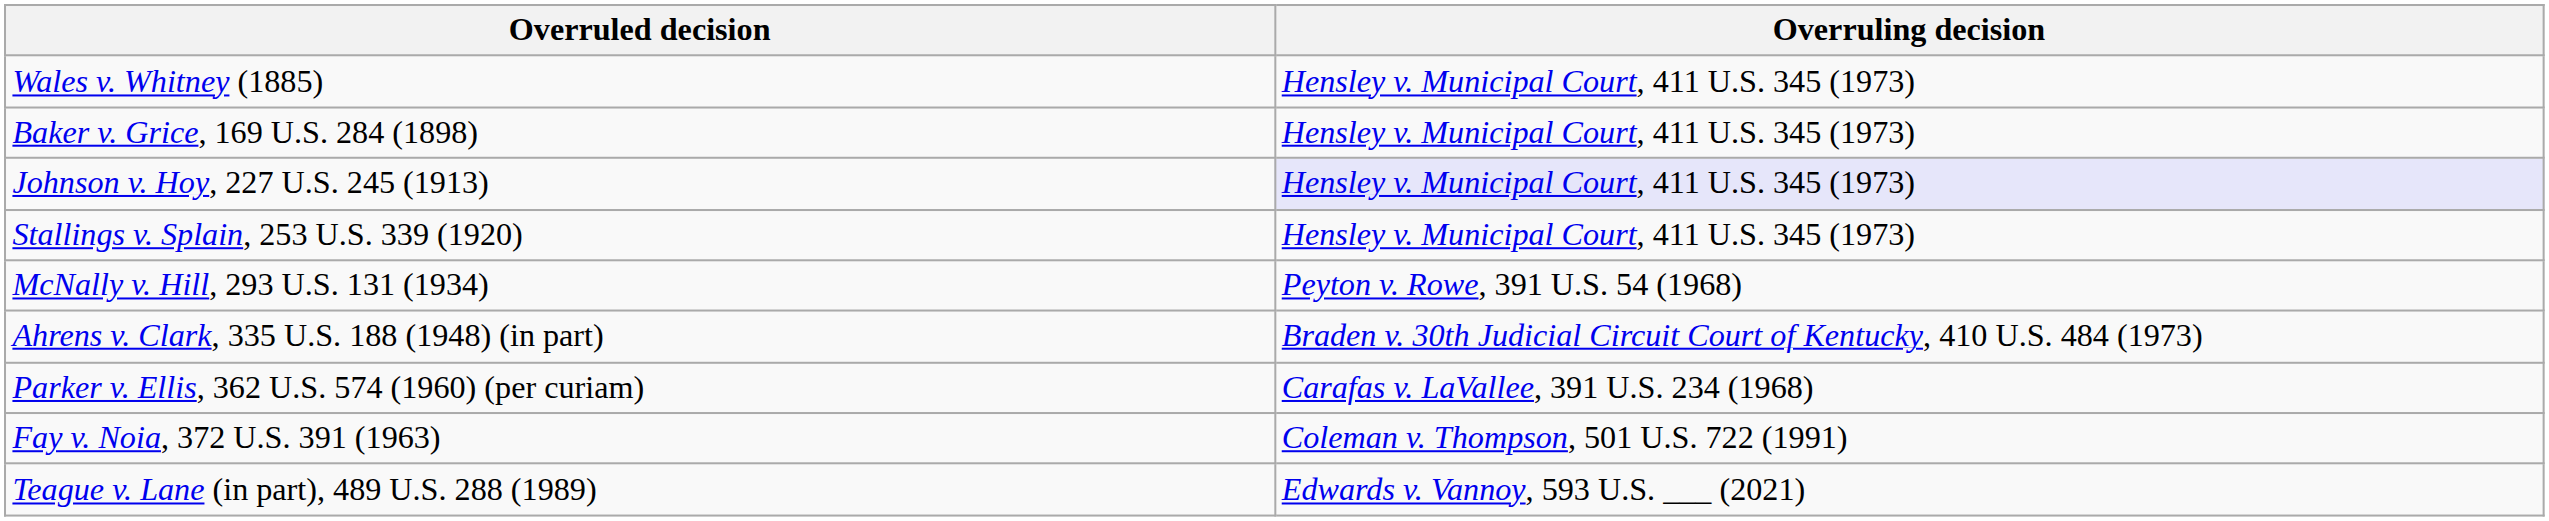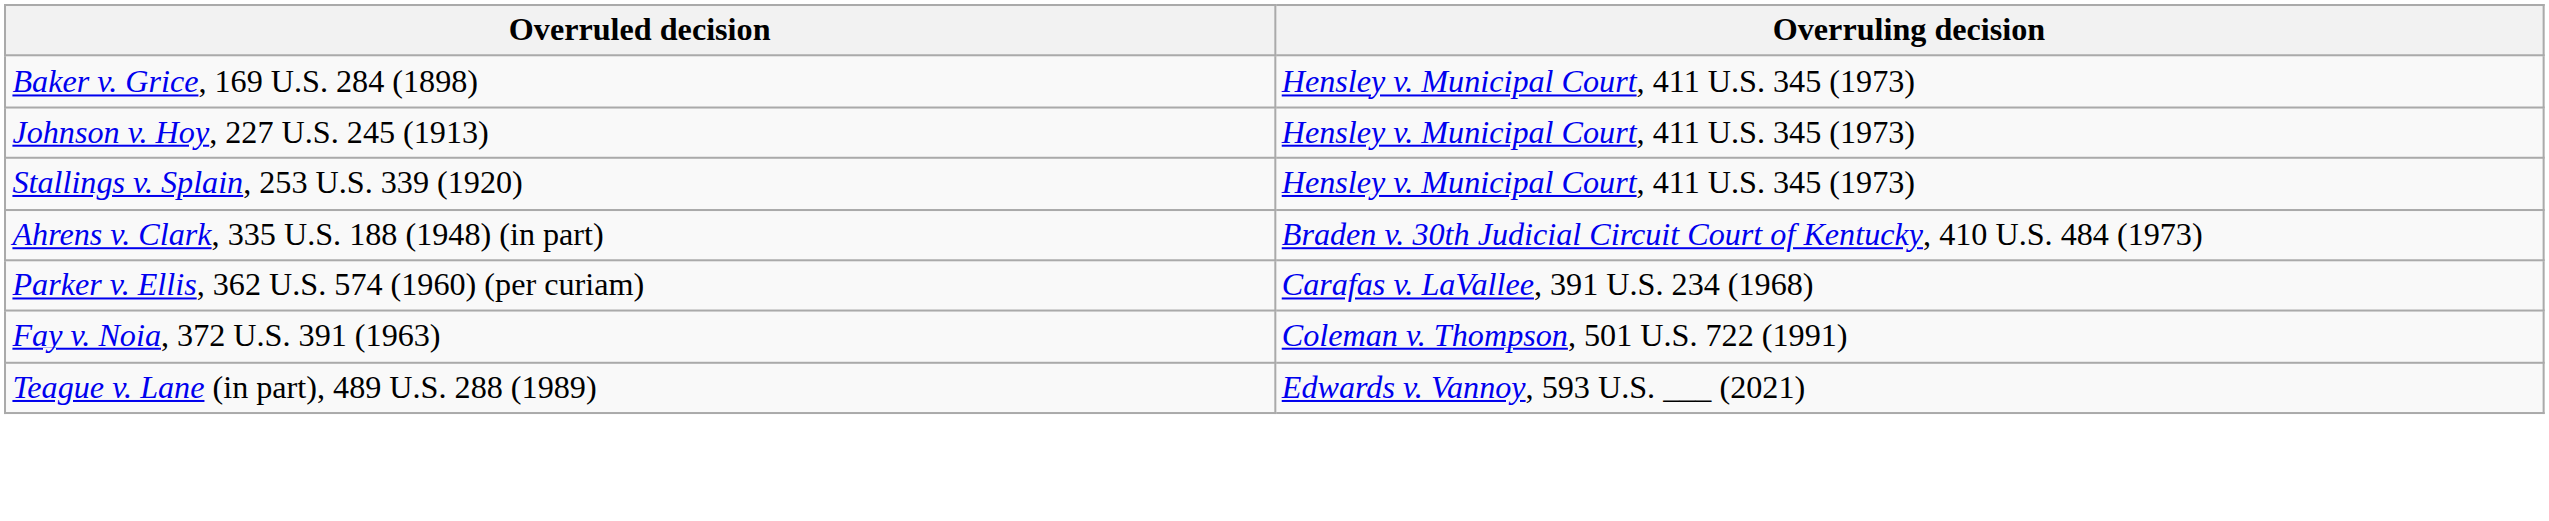- row: (168, 81)
(1598, 183) lavender background -> (1598, 132) no background
- row: (251, 285)
